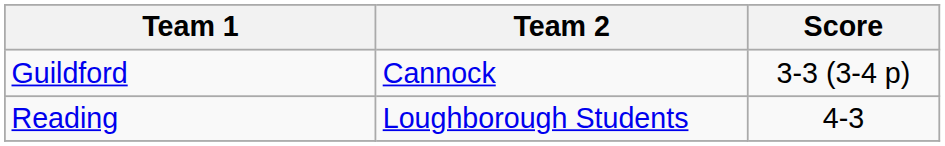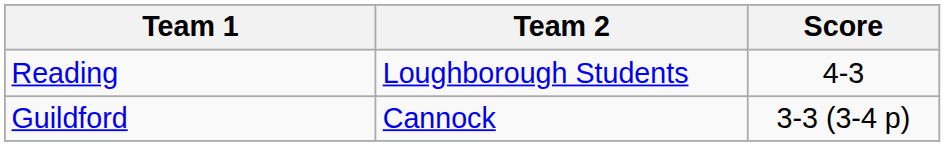rows swapped: (65, 118) <-> (70, 72)
